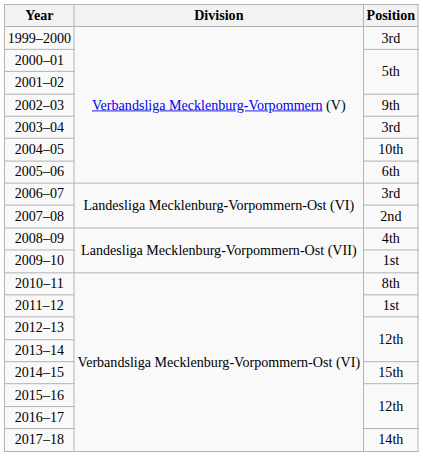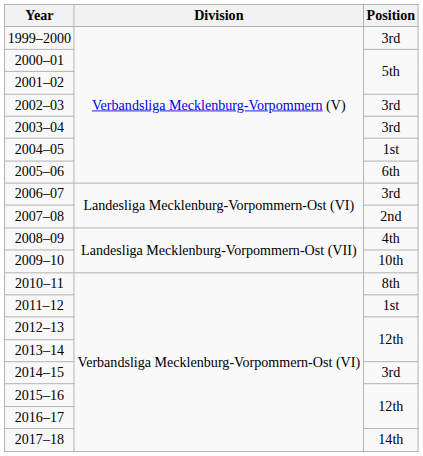(391, 104) 9th -> (391, 104) 3rd
(391, 149) 10th -> (391, 149) 1st
(391, 261) 1st -> (391, 261) 10th
(391, 372) 15th -> (391, 372) 3rd
